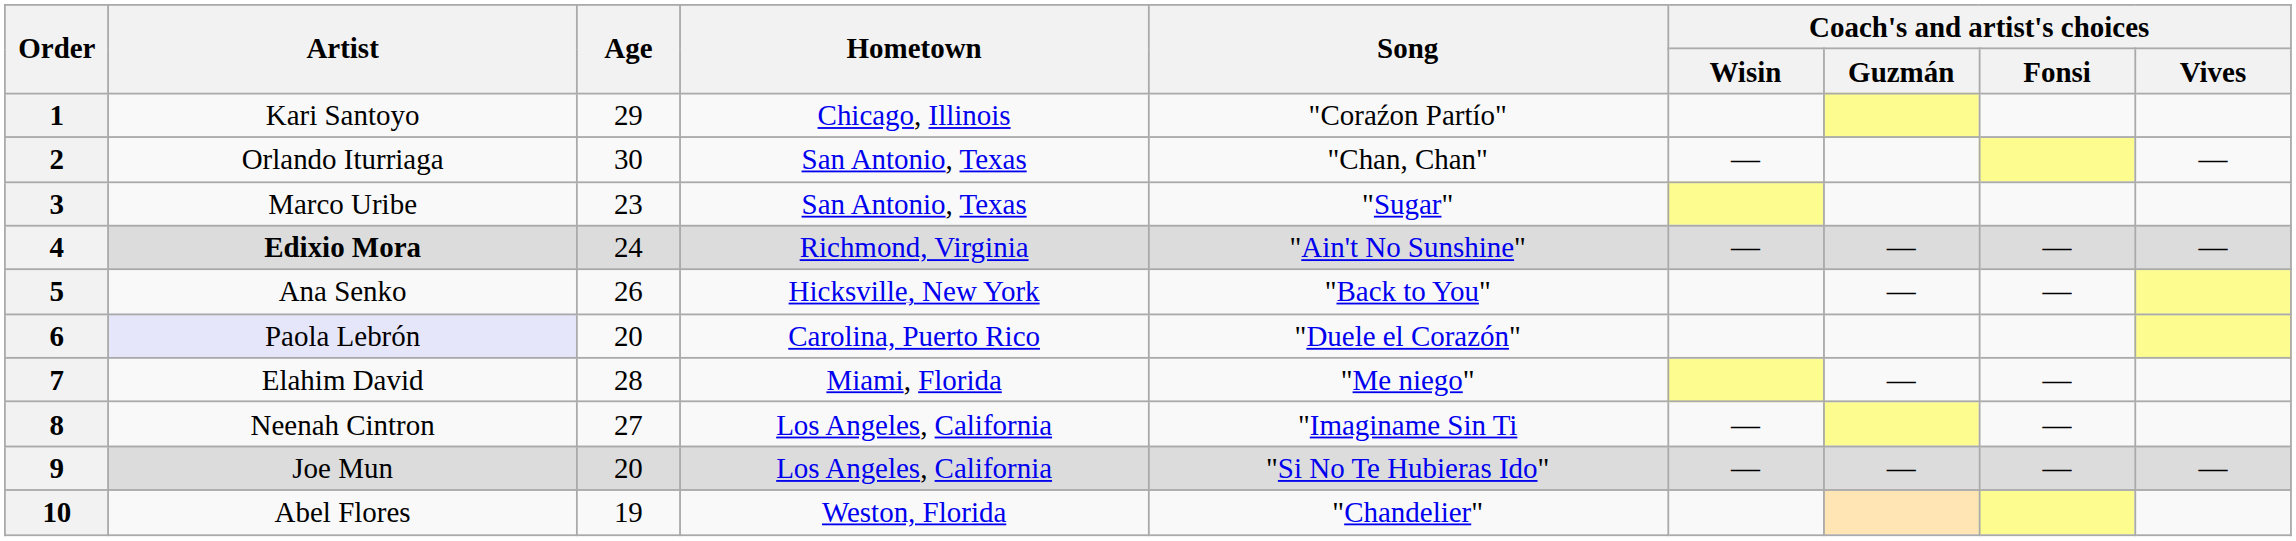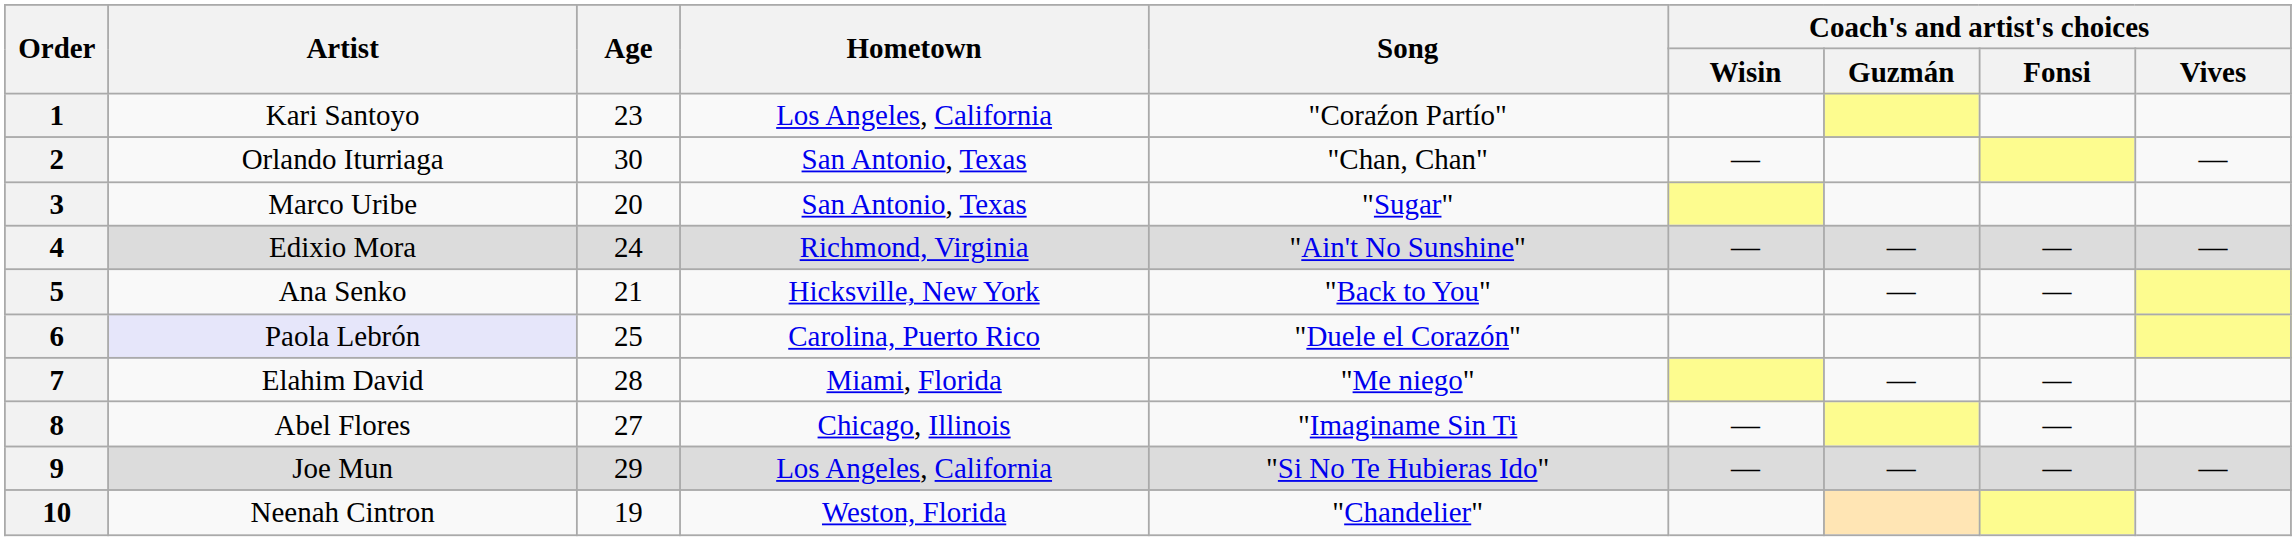(628, 115) 29 -> (628, 115) 23
(914, 115) Chicago, Illinois -> (914, 115) Los Angeles, California
(628, 203) 23 -> (628, 203) 20
(343, 248) bold -> (343, 248) normal
(628, 292) 26 -> (628, 292) 21
(628, 336) 20 -> (628, 336) 25
(343, 424) Neenah Cintron -> (343, 424) Abel Flores
(914, 424) Los Angeles, California -> (914, 424) Chicago, Illinois
(628, 468) 20 -> (628, 468) 29
(343, 512) Abel Flores -> (343, 512) Neenah Cintron
